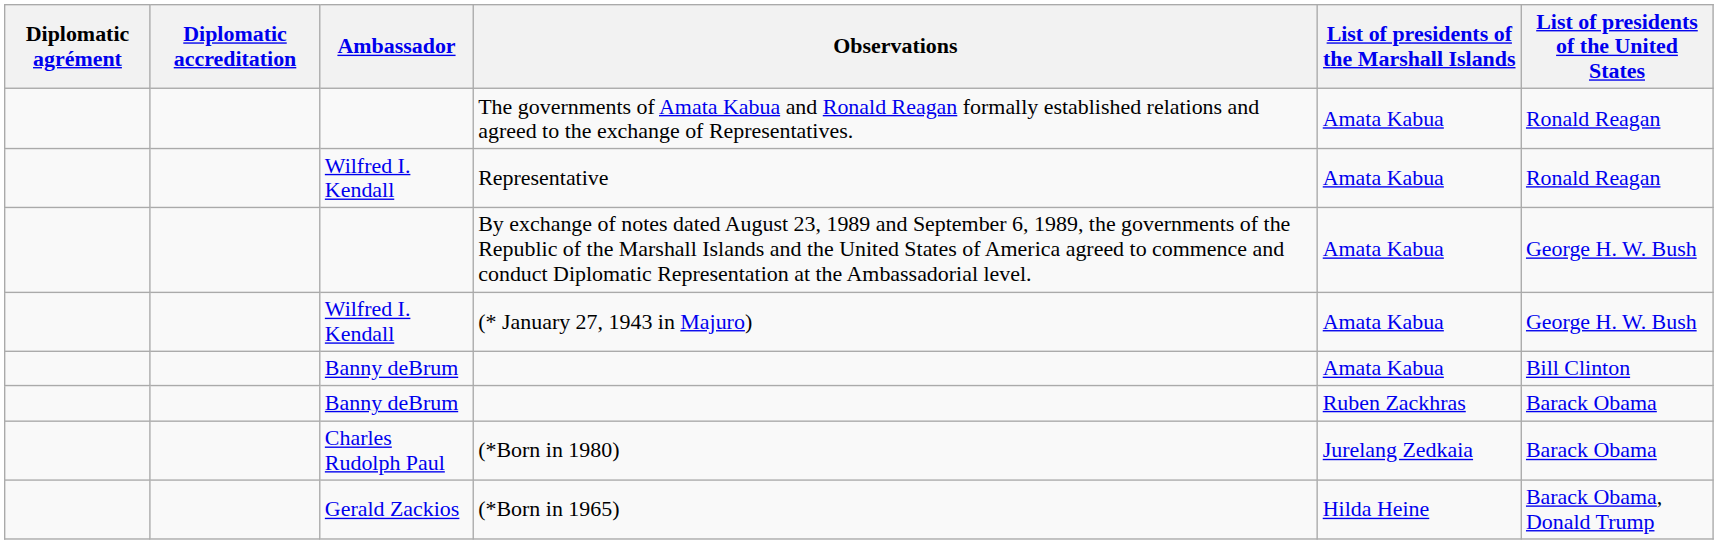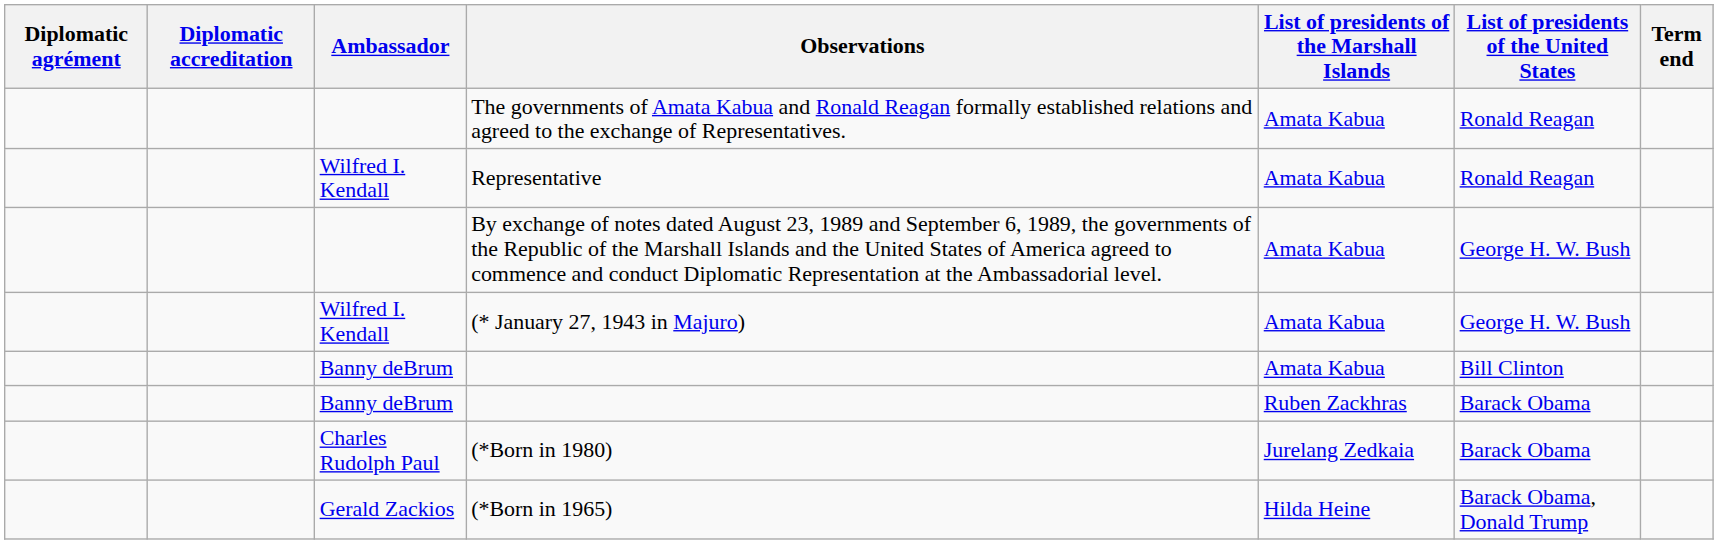+ column: (1677, 46)
